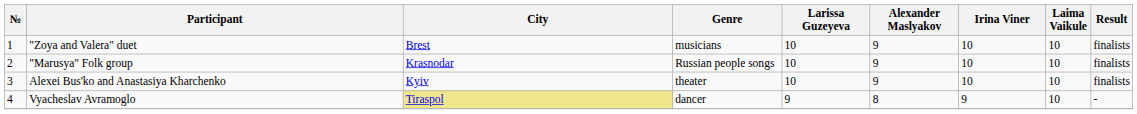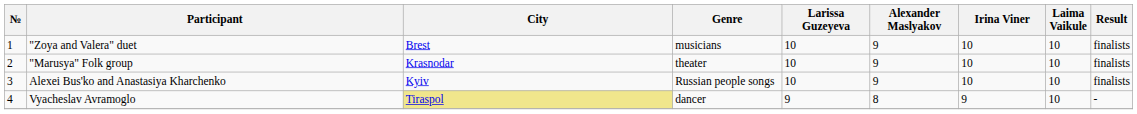(725, 63) Russian people songs -> (691, 63) theater
(691, 81) theater -> (725, 81) Russian people songs
